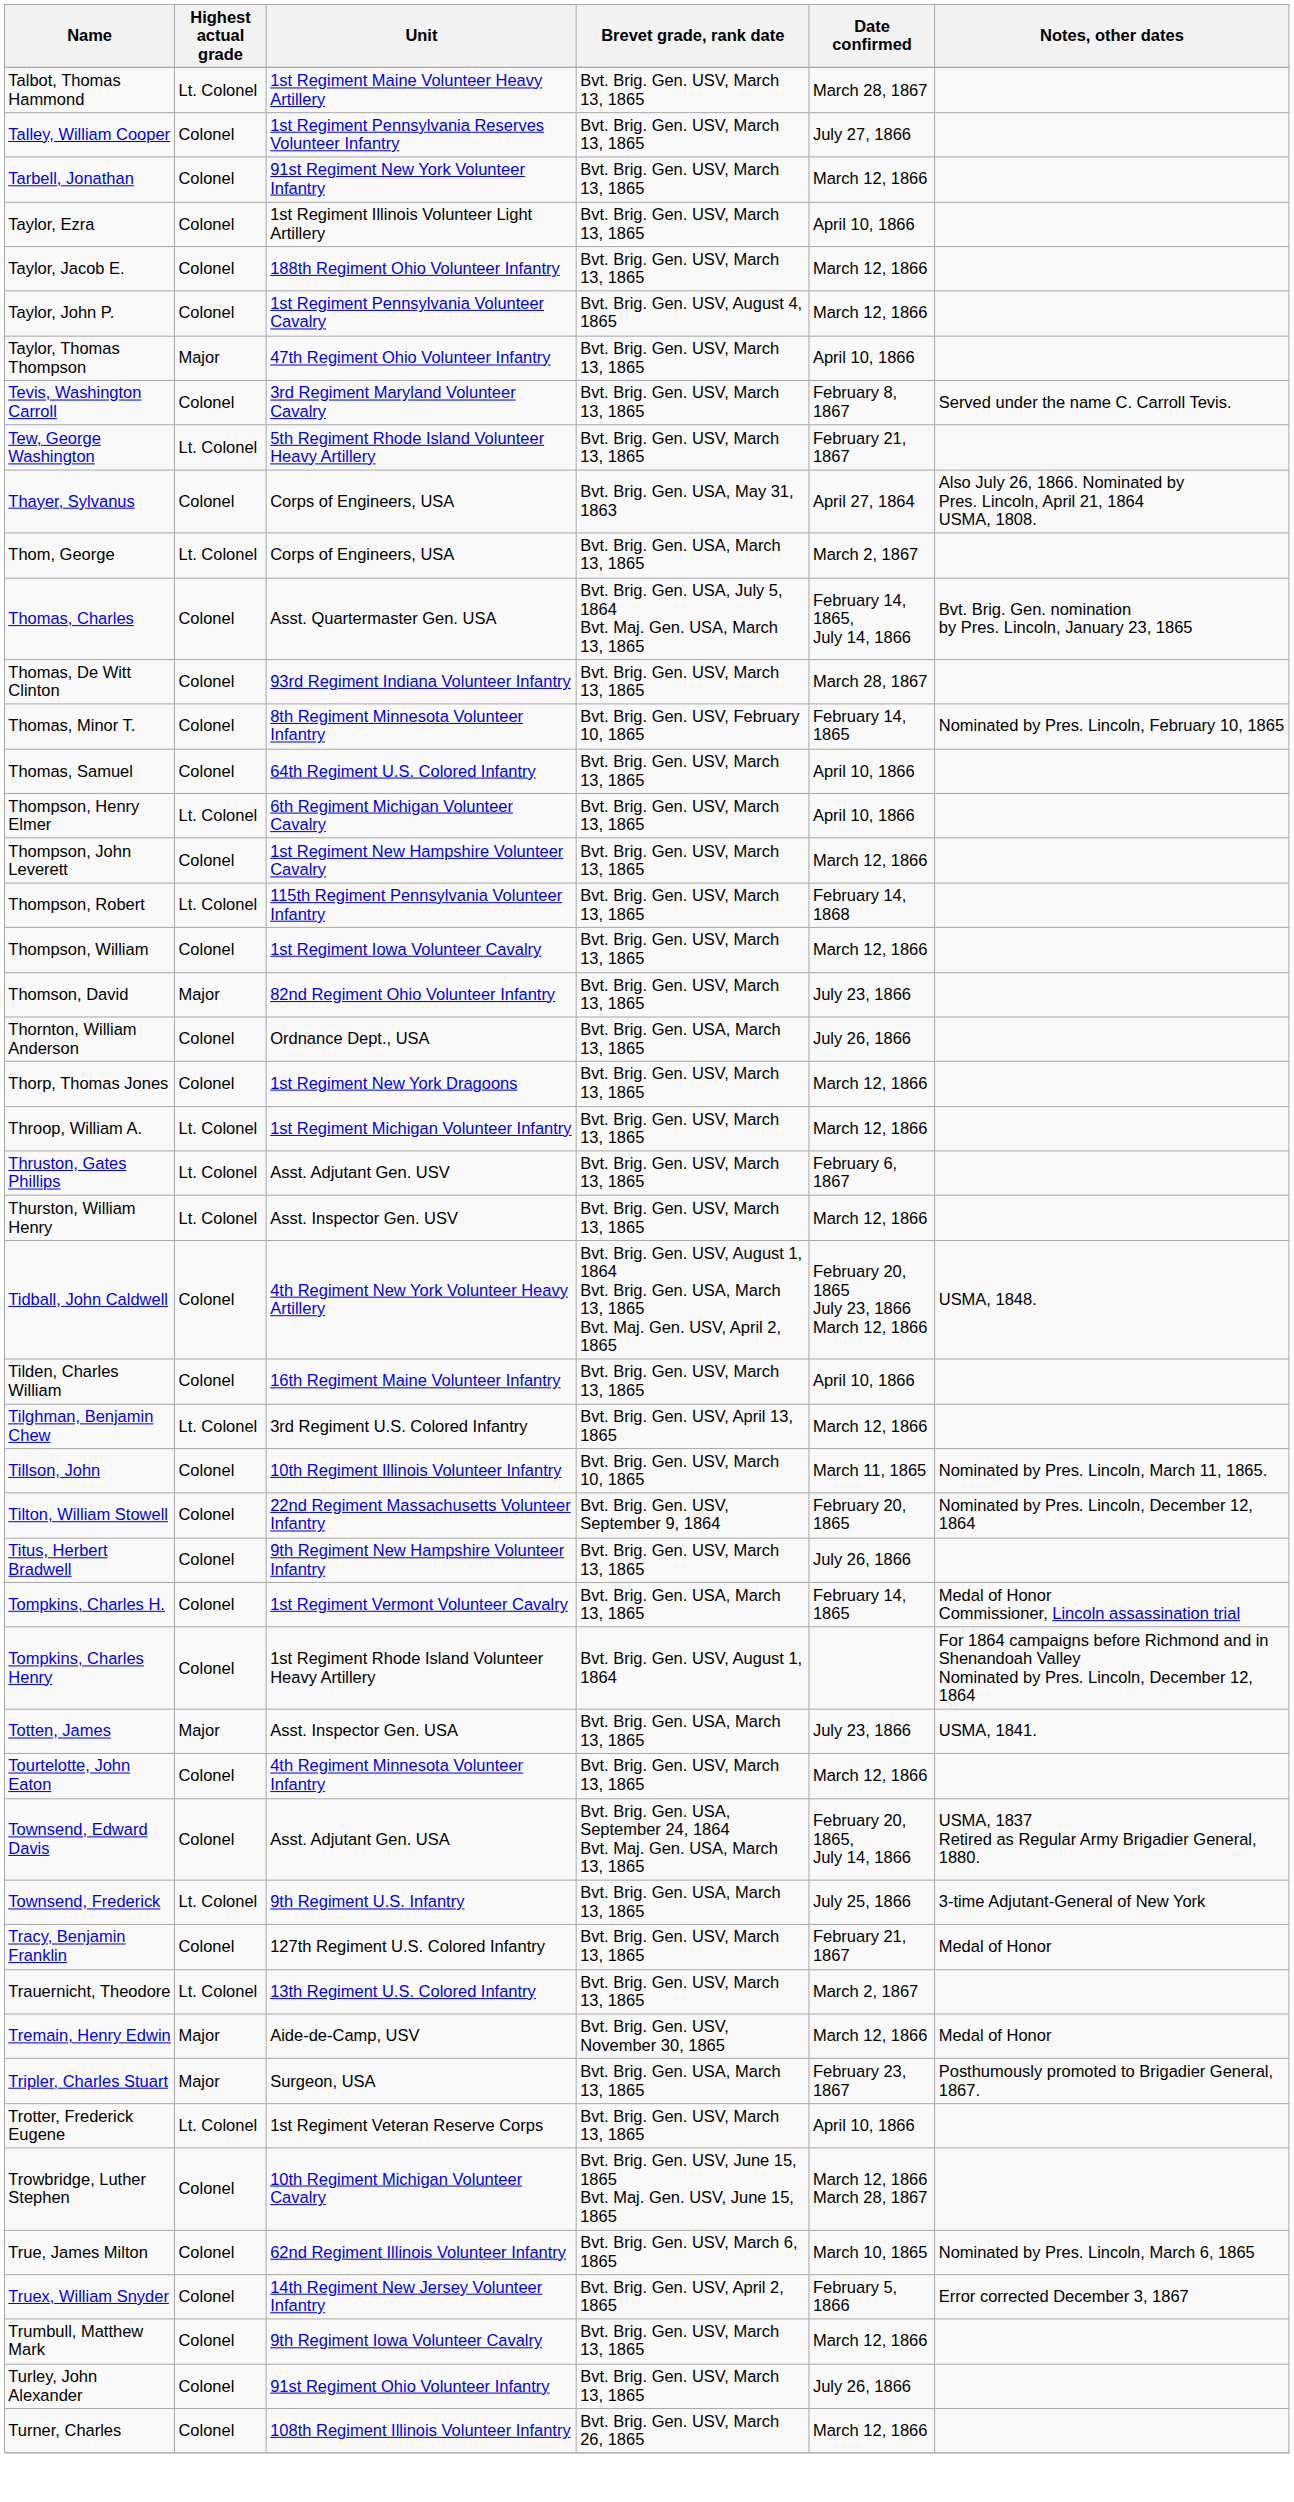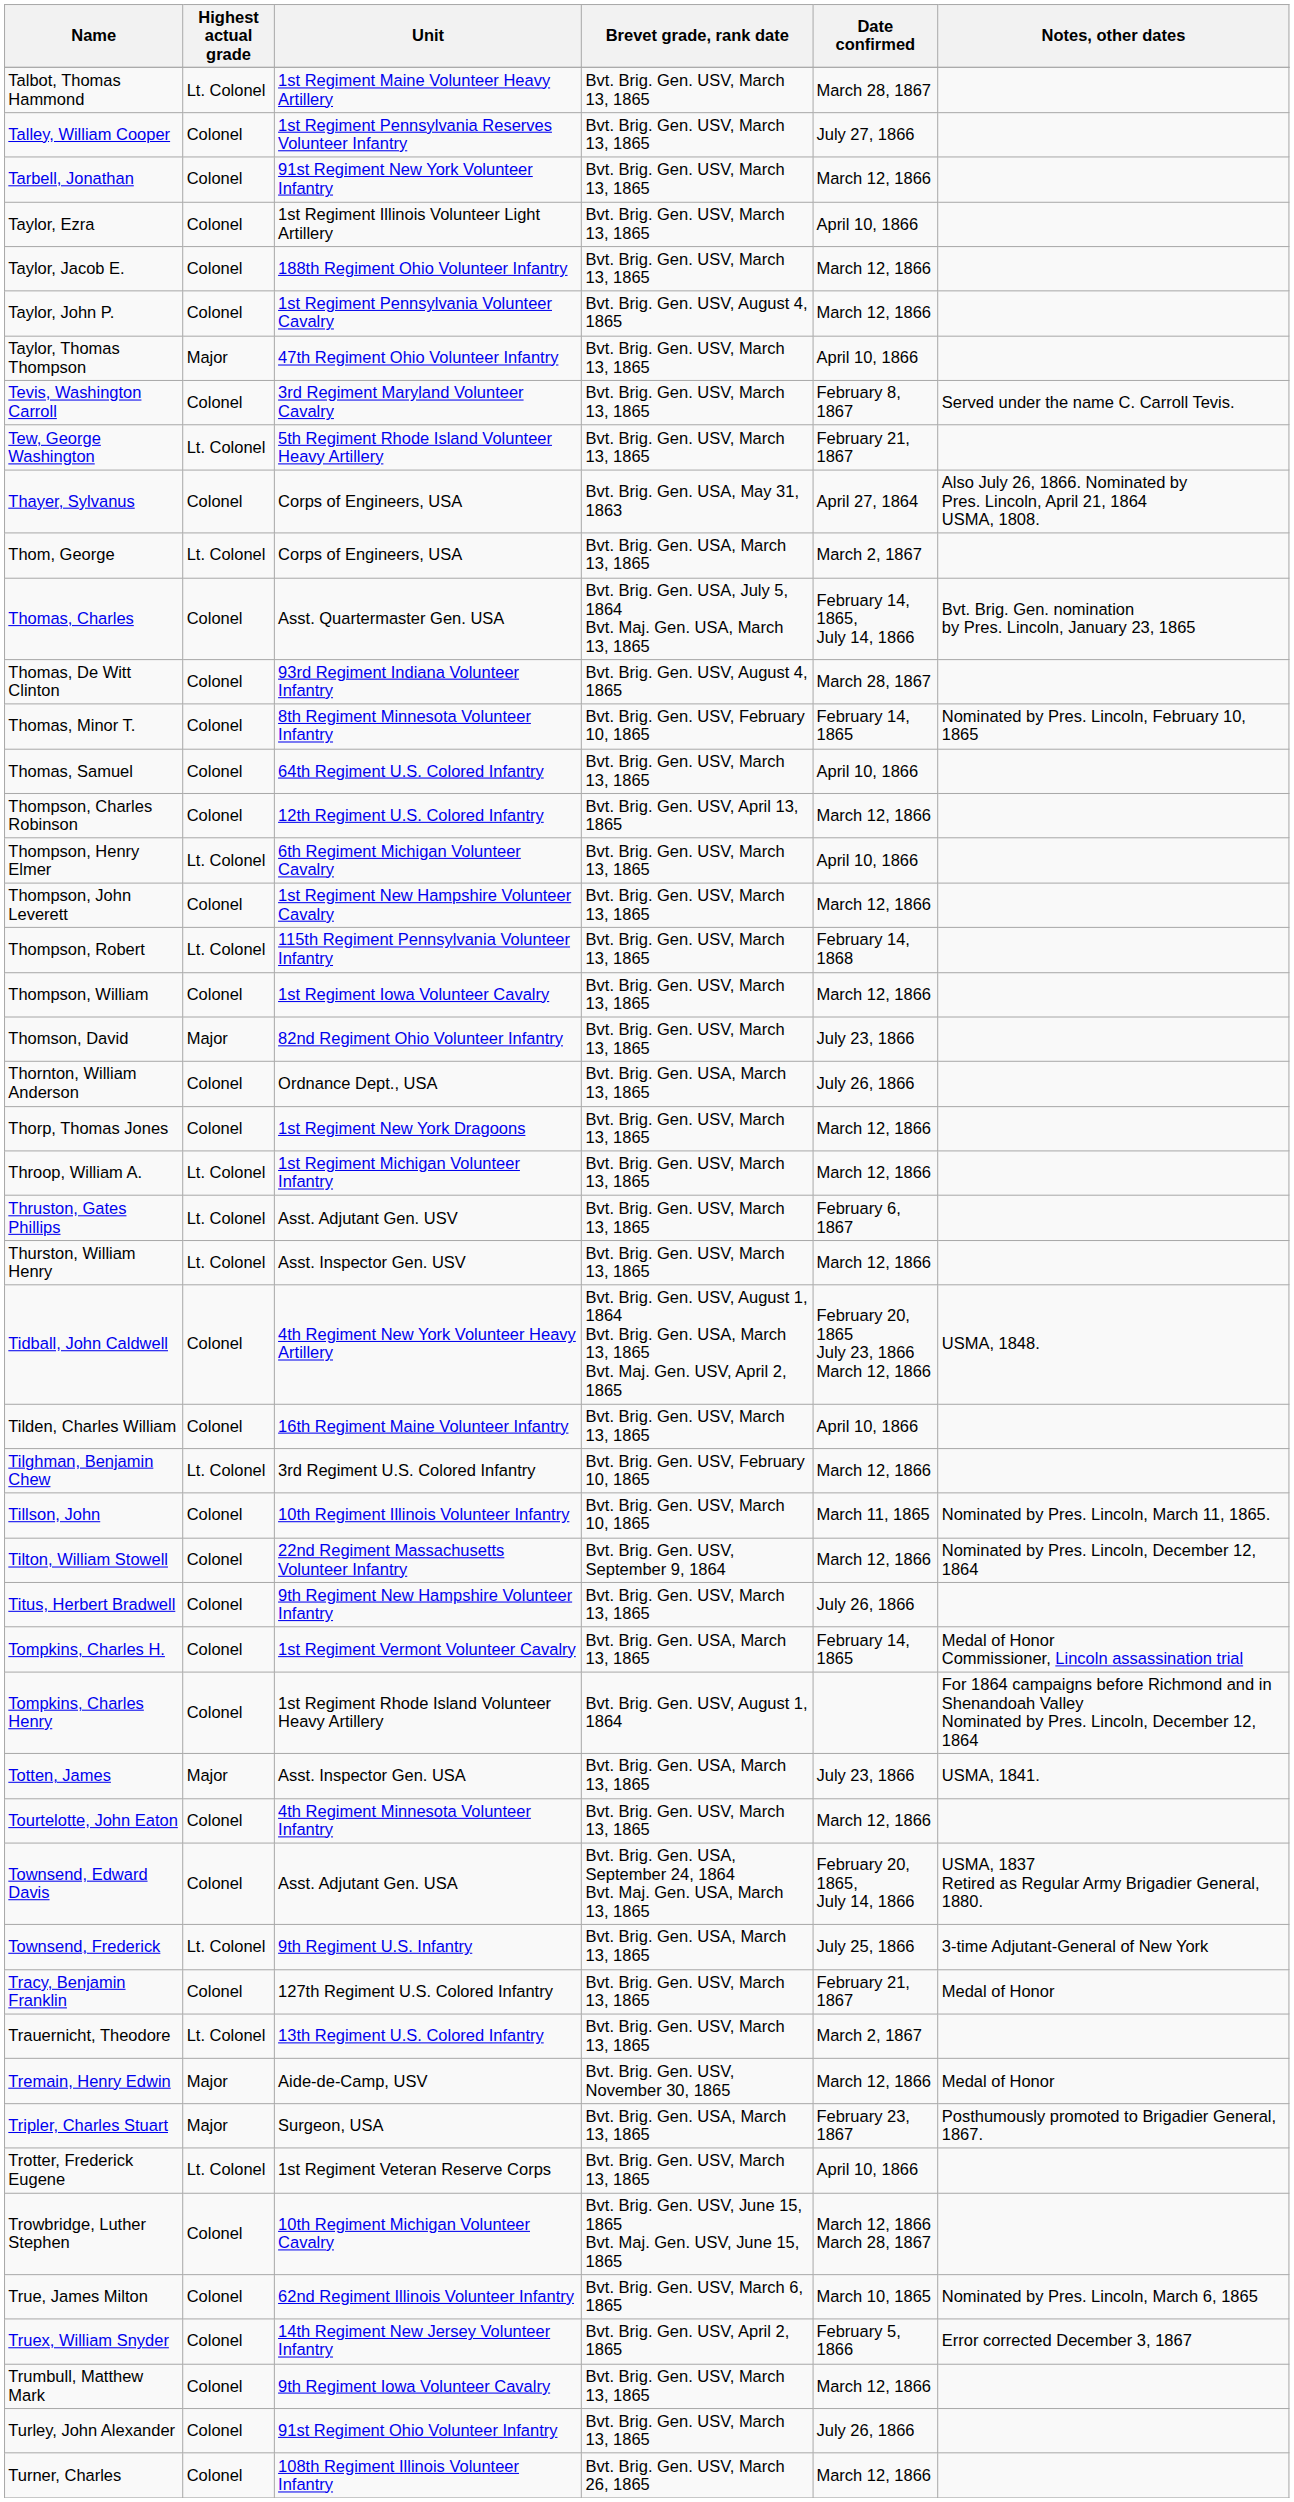(680, 681) Bvt. Brig. Gen. USV, March 13, 1865 -> (697, 681) Bvt. Brig. Gen. USV, August 4, 1865
+ row: (80, 815)
(687, 1426) Bvt. Brig. Gen. USV, April 13, 1865 -> (695, 1470) Bvt. Brig. Gen. USV, February 10, 1865
(860, 1515) February 20, 1865 -> (874, 1560) March 12, 1866
